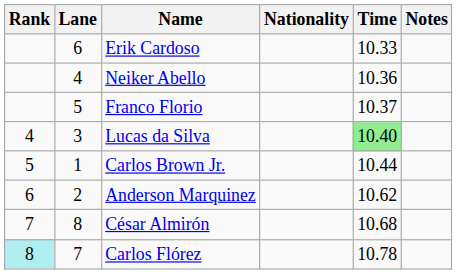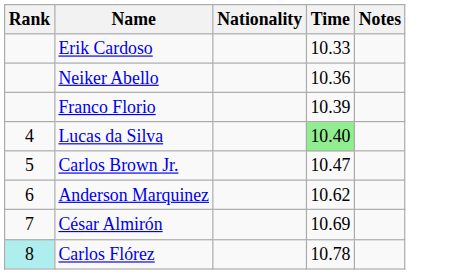- column: (78, 19)
(377, 107) 10.37 -> (330, 107) 10.39
(377, 165) 10.44 -> (330, 165) 10.47
(377, 224) 10.68 -> (330, 224) 10.69
